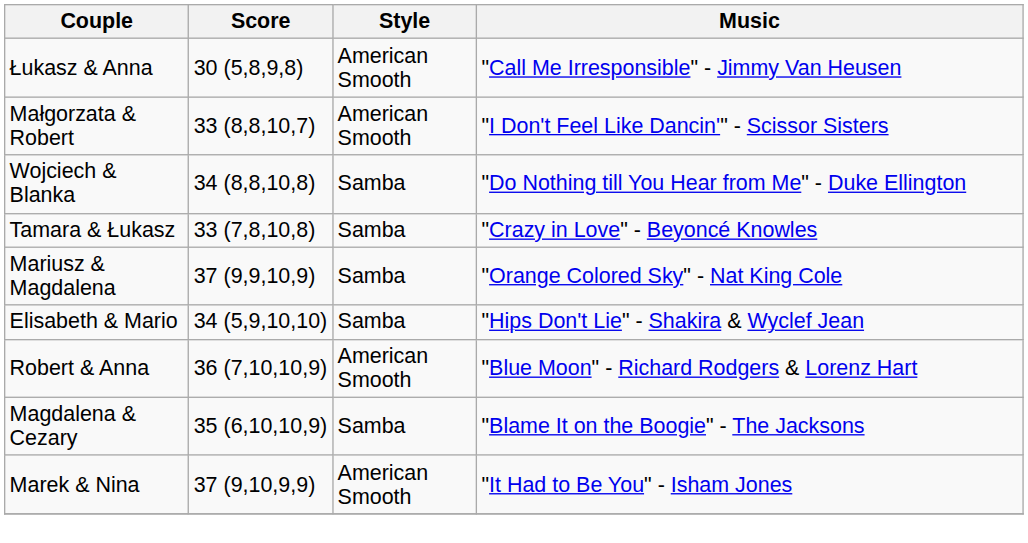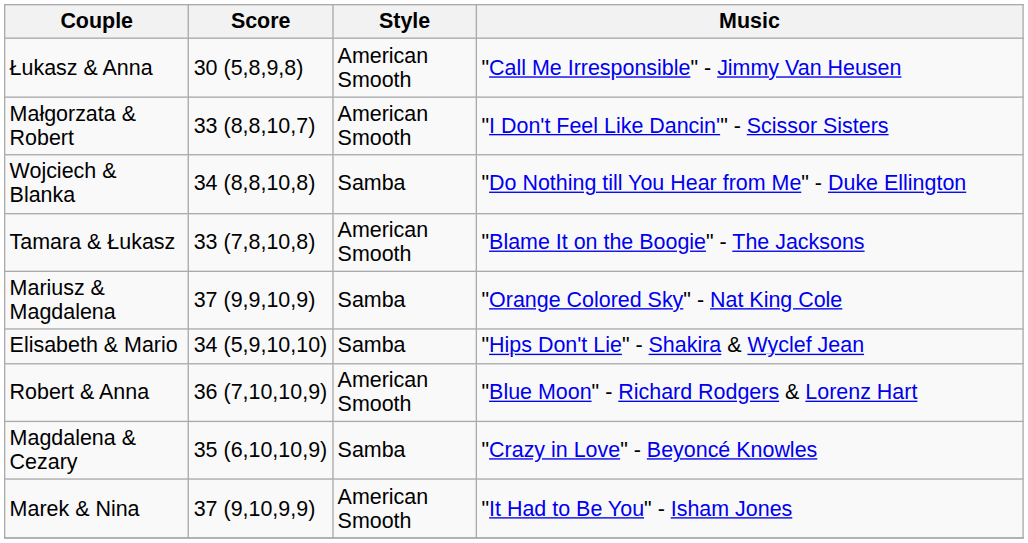(372, 229) Samba -> (383, 241) American Smooth
(649, 229) "Crazy in Love" - Beyoncé Knowles -> (673, 241) "Blame It on the Boogie" - The Jacksons
(673, 426) "Blame It on the Boogie" - The Jacksons -> (649, 450) "Crazy in Love" - Beyoncé Knowles
